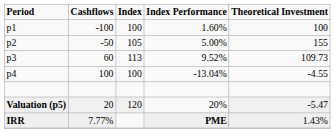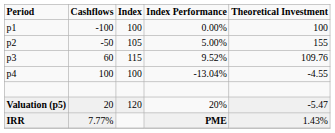(214, 27) 1.60% -> (214, 27) 0.00%
(135, 58) 113 -> (135, 58) 115
(314, 58) 109.73 -> (314, 58) 109.76
